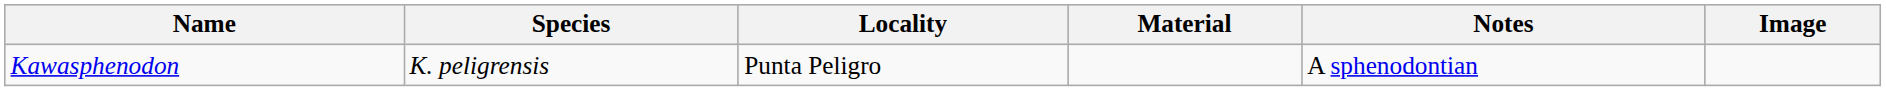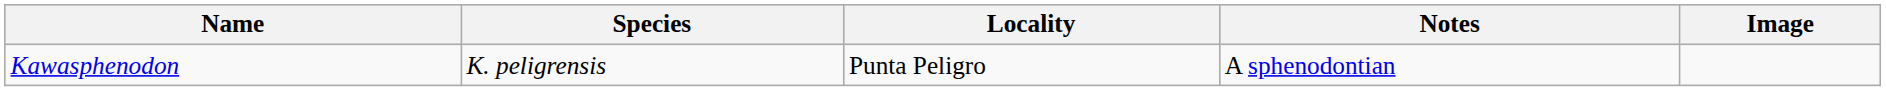- column: (1184, 24)
